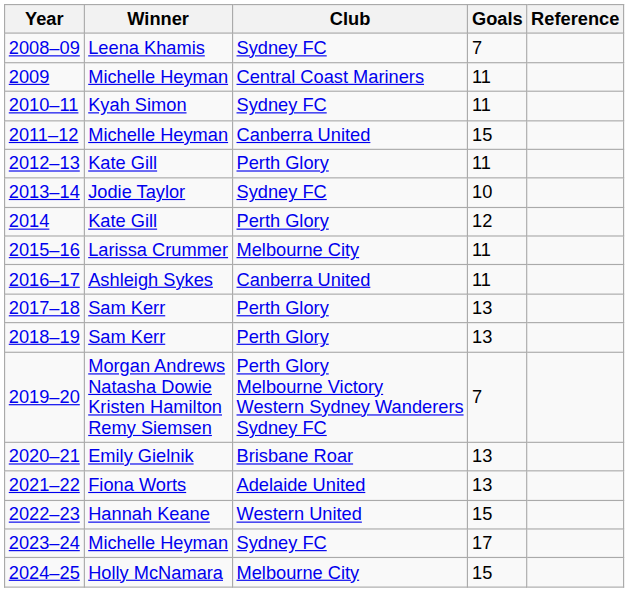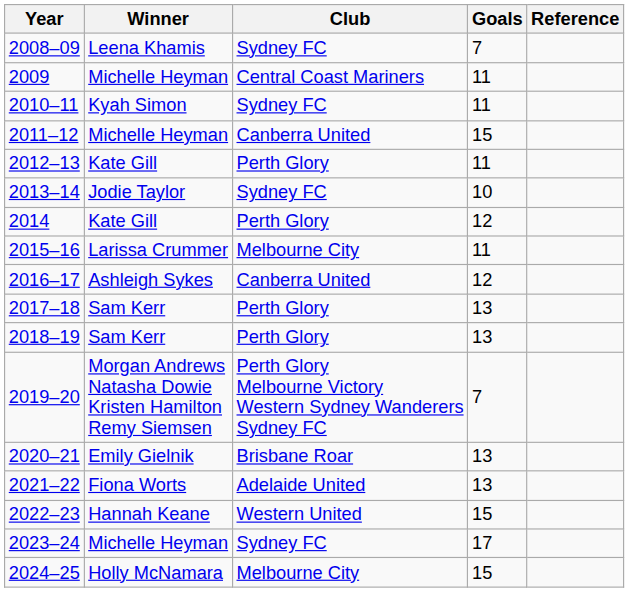(481, 279) 11 -> (482, 279) 12
